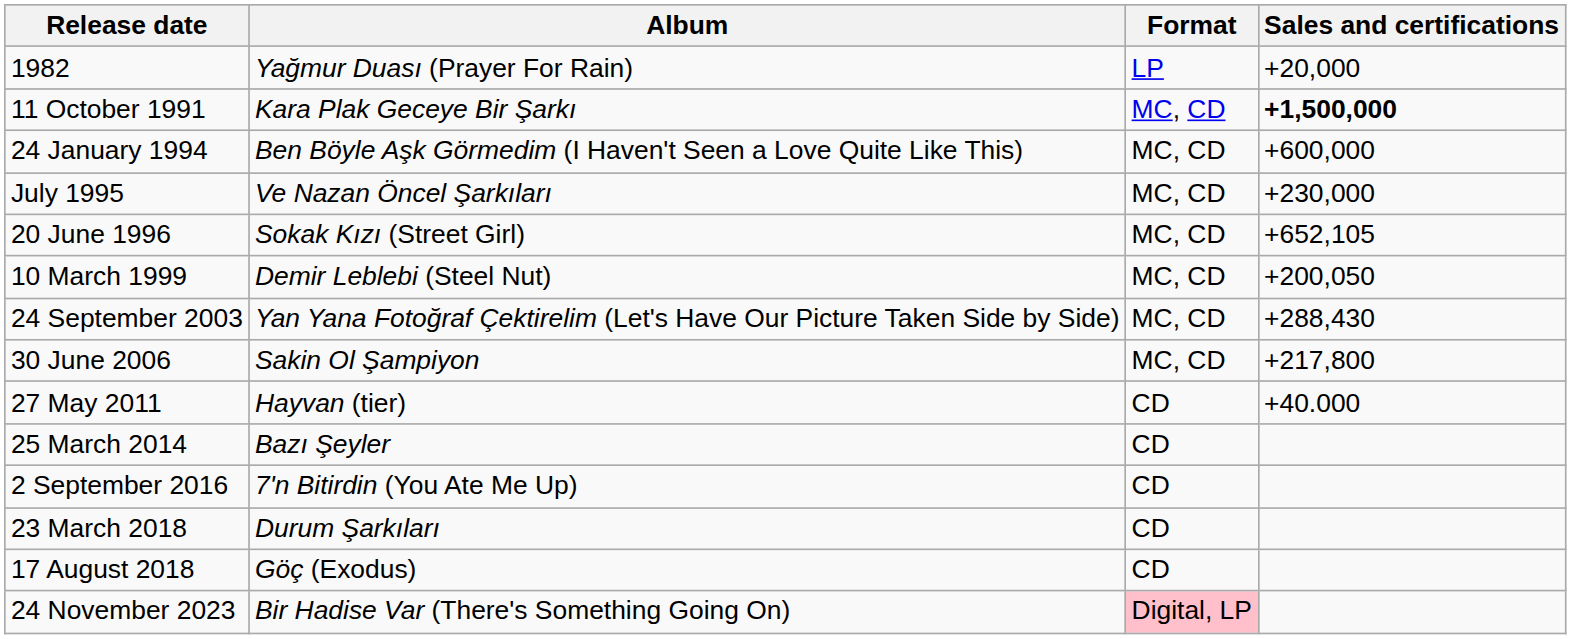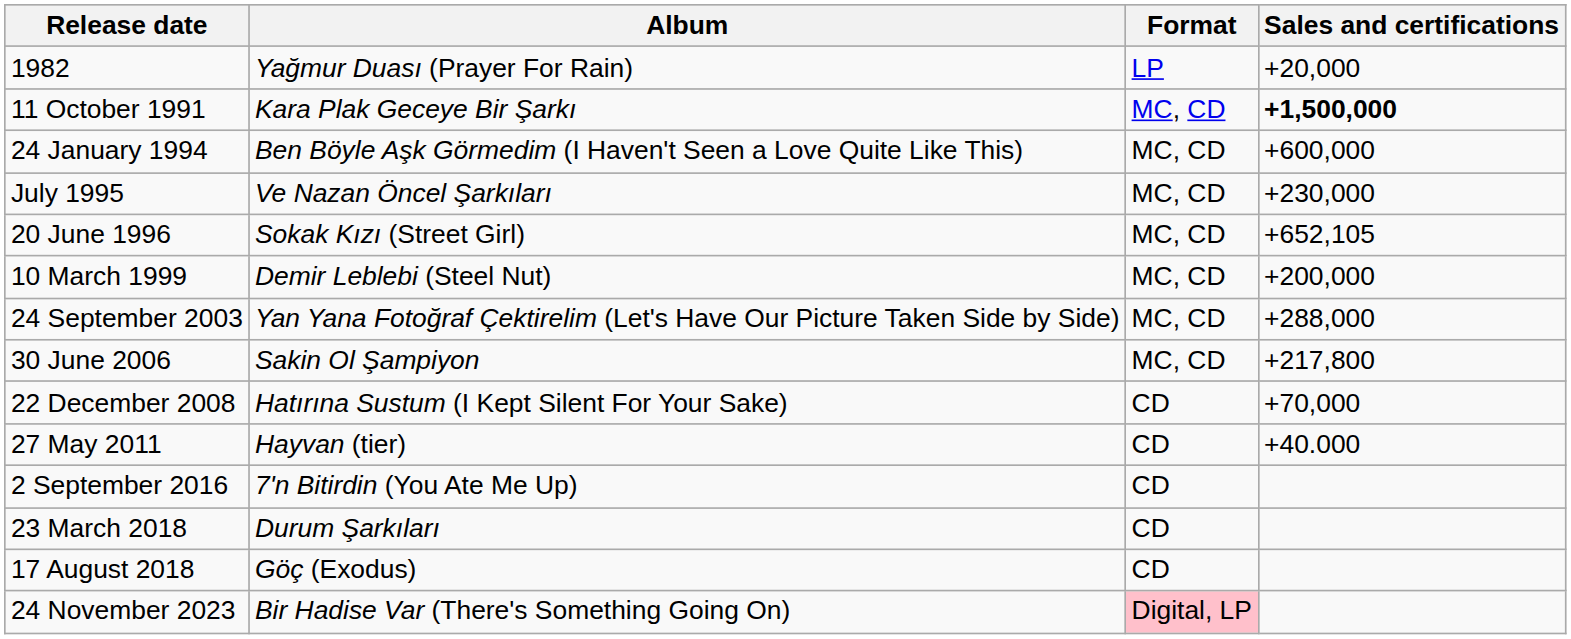(1320, 276) +200,050 -> (1320, 276) +200,000
(1320, 318) +288,430 -> (1320, 318) +288,000
+ row: (123, 402)
- row: (99, 444)
